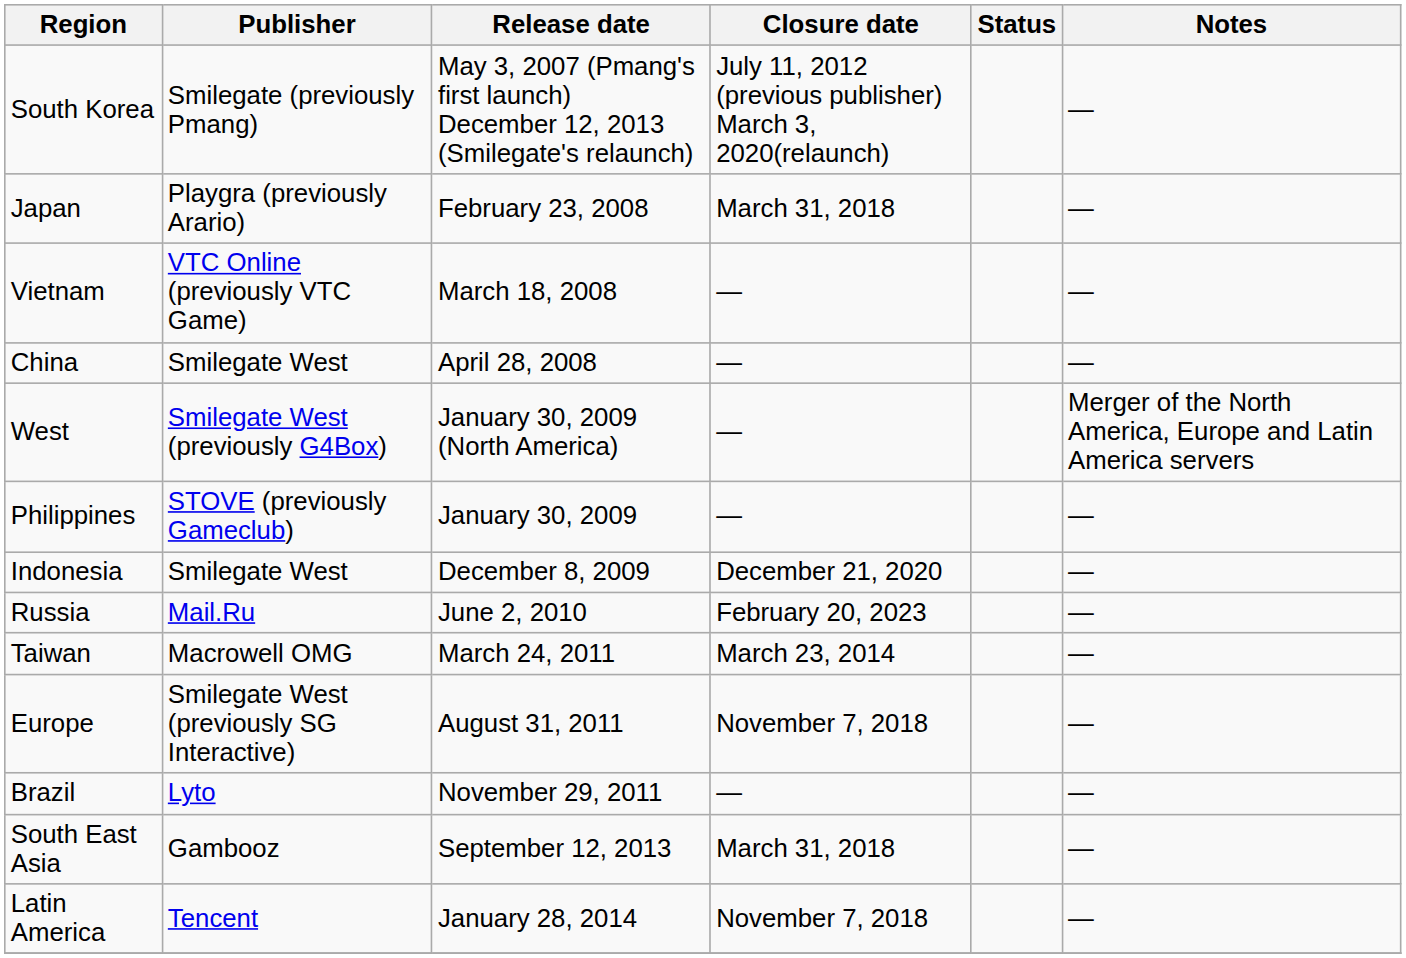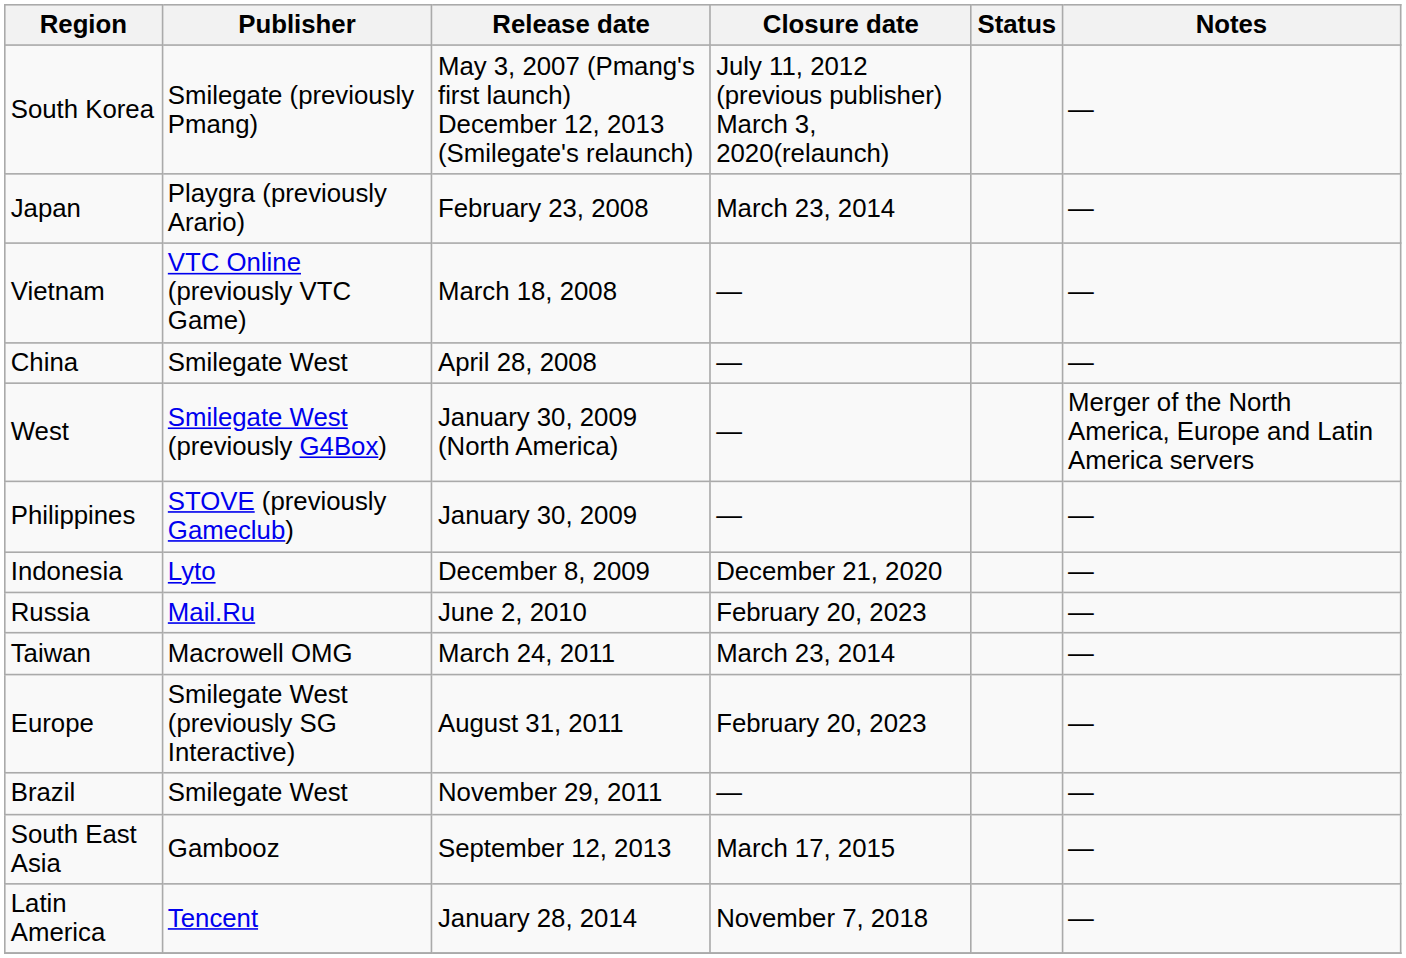(806, 208) March 31, 2018 -> (806, 208) March 23, 2014
(258, 571) Smilegate West -> (192, 571) Lyto
(822, 723) November 7, 2018 -> (821, 723) February 20, 2023
(192, 793) Lyto -> (258, 793) Smilegate West
(806, 848) March 31, 2018 -> (806, 848) March 17, 2015
